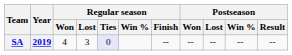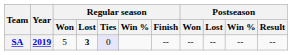(65, 42) 4 -> (65, 42) 5
(87, 42) normal -> (87, 42) bold
